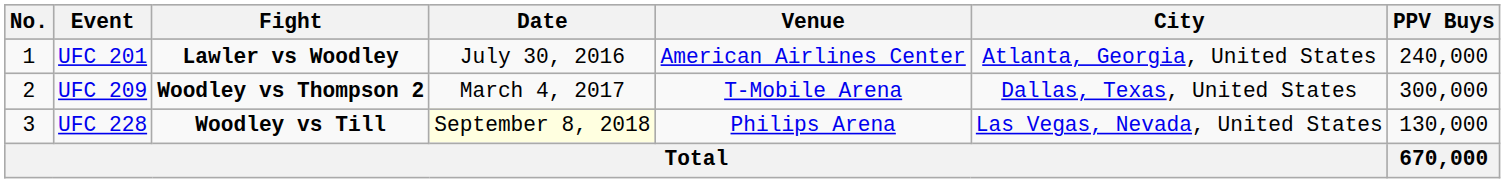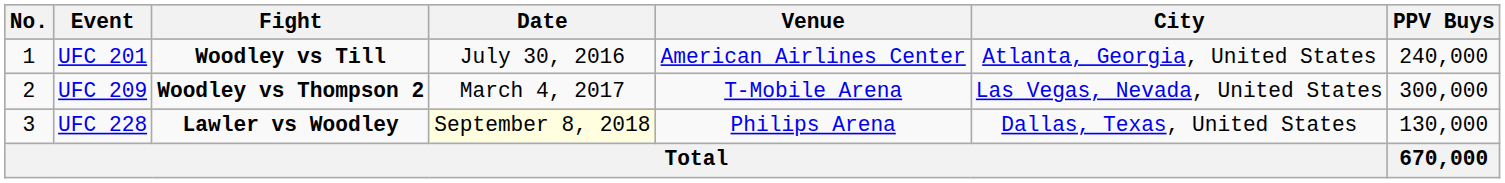(291, 57) Lawler vs Woodley -> (291, 57) Woodley vs Till
(1179, 91) Dallas, Texas, United States -> (1179, 91) Las Vegas, Nevada, United States
(291, 126) Woodley vs Till -> (291, 126) Lawler vs Woodley
(1179, 126) Las Vegas, Nevada, United States -> (1179, 126) Dallas, Texas, United States
